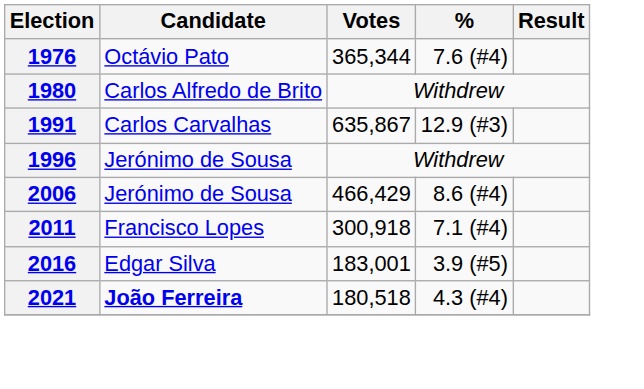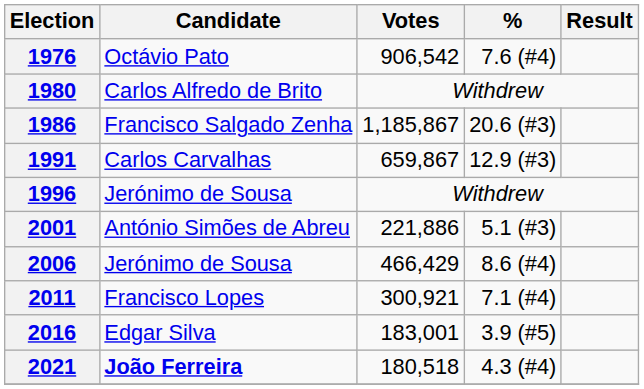(371, 56) 365,344 -> (420, 56) 906,542
+ row: (52, 125)
(371, 125) 635,867 -> (420, 159) 659,867
+ row: (52, 228)
(371, 228) 300,918 -> (420, 297) 300,921
